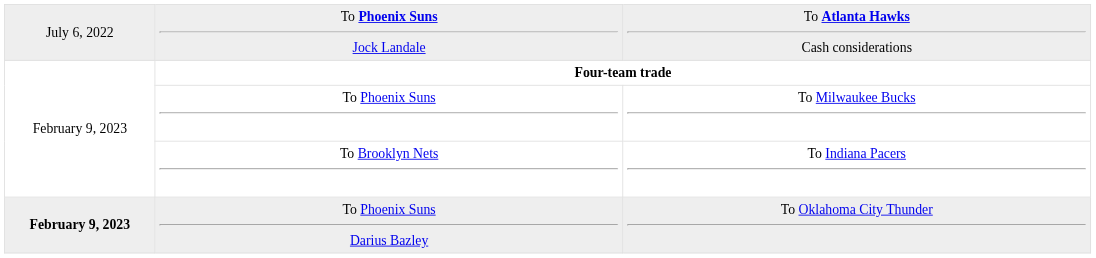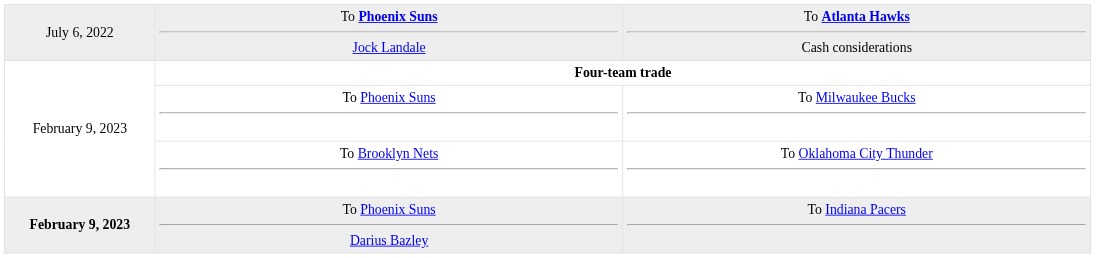(857, 158) To Indiana Pacers -> (857, 158) To Oklahoma City Thunder
(857, 214) To Oklahoma City Thunder -> (857, 214) To Indiana Pacers
